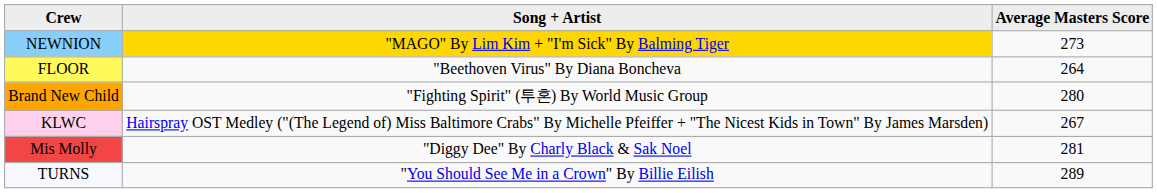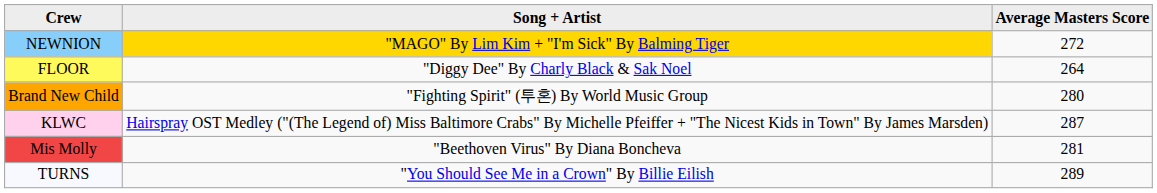(1072, 43) 273 -> (1072, 43) 272
(557, 69) "Beethoven Virus" By Diana Boncheva -> (557, 69) "Diggy Dee" By Charly Black & Sak Noel
(1072, 123) 267 -> (1072, 123) 287
(557, 149) "Diggy Dee" By Charly Black & Sak Noel -> (557, 149) "Beethoven Virus" By Diana Boncheva
